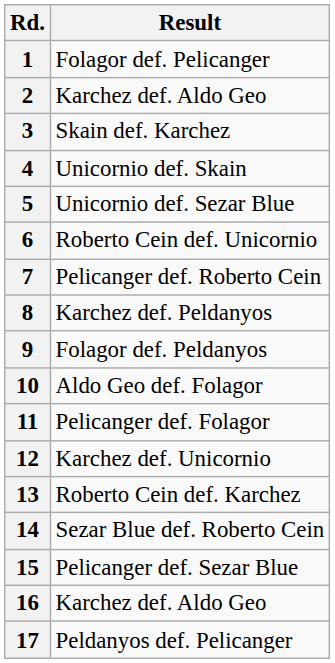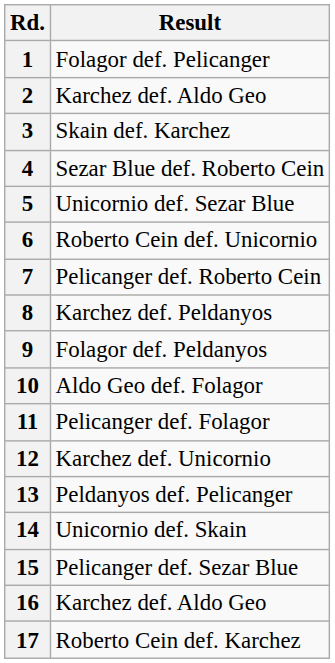(151, 167) Unicornio def. Skain -> (190, 167) Sezar Blue def. Roberto Cein
(178, 494) Roberto Cein def. Karchez -> (174, 494) Peldanyos def. Pelicanger
(190, 530) Sezar Blue def. Roberto Cein -> (151, 530) Unicornio def. Skain
(174, 639) Peldanyos def. Pelicanger -> (178, 639) Roberto Cein def. Karchez
